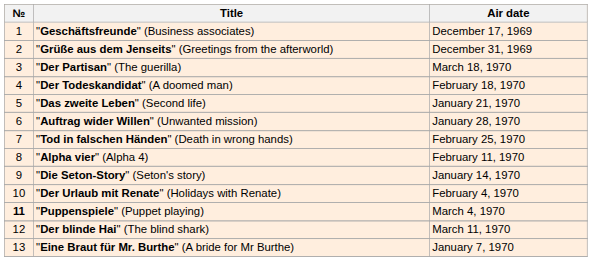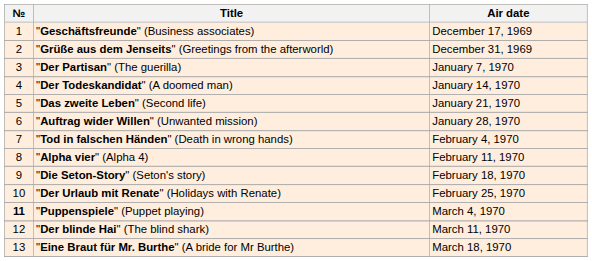(472, 67) March 18, 1970 -> (473, 67) January 7, 1970
(479, 85) February 18, 1970 -> (476, 85) January 14, 1970
(479, 139) February 25, 1970 -> (476, 139) February 4, 1970
(476, 175) January 14, 1970 -> (479, 175) February 18, 1970
(476, 193) February 4, 1970 -> (479, 193) February 25, 1970
(473, 247) January 7, 1970 -> (472, 247) March 18, 1970
